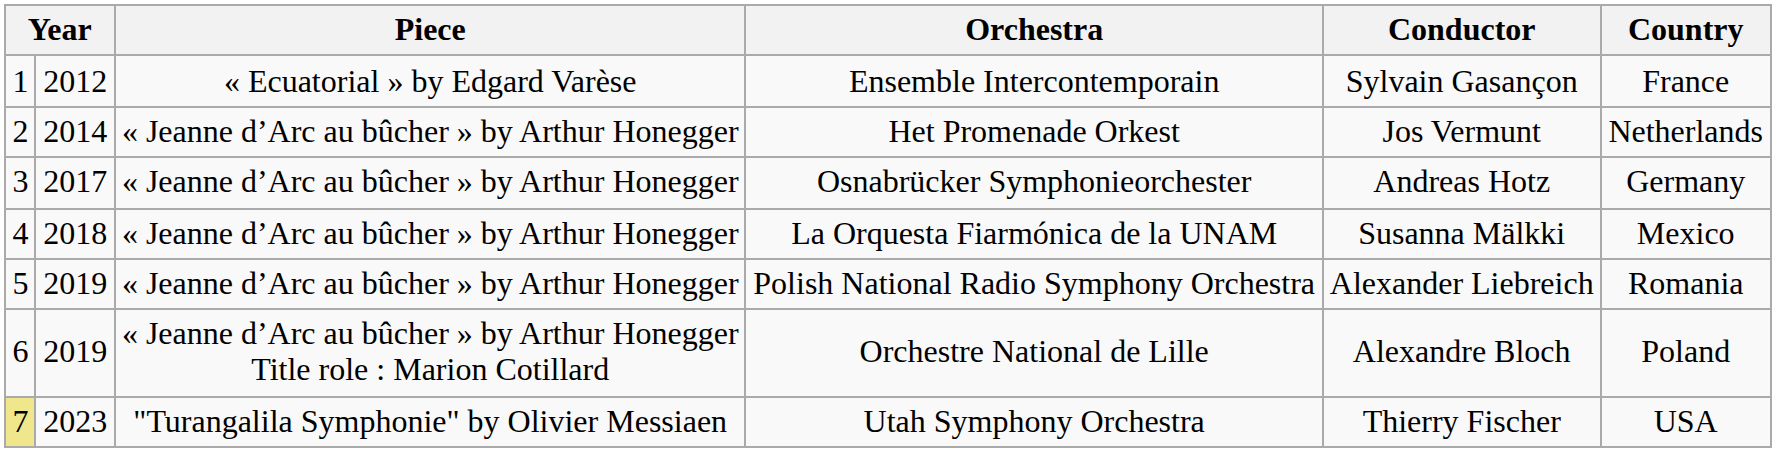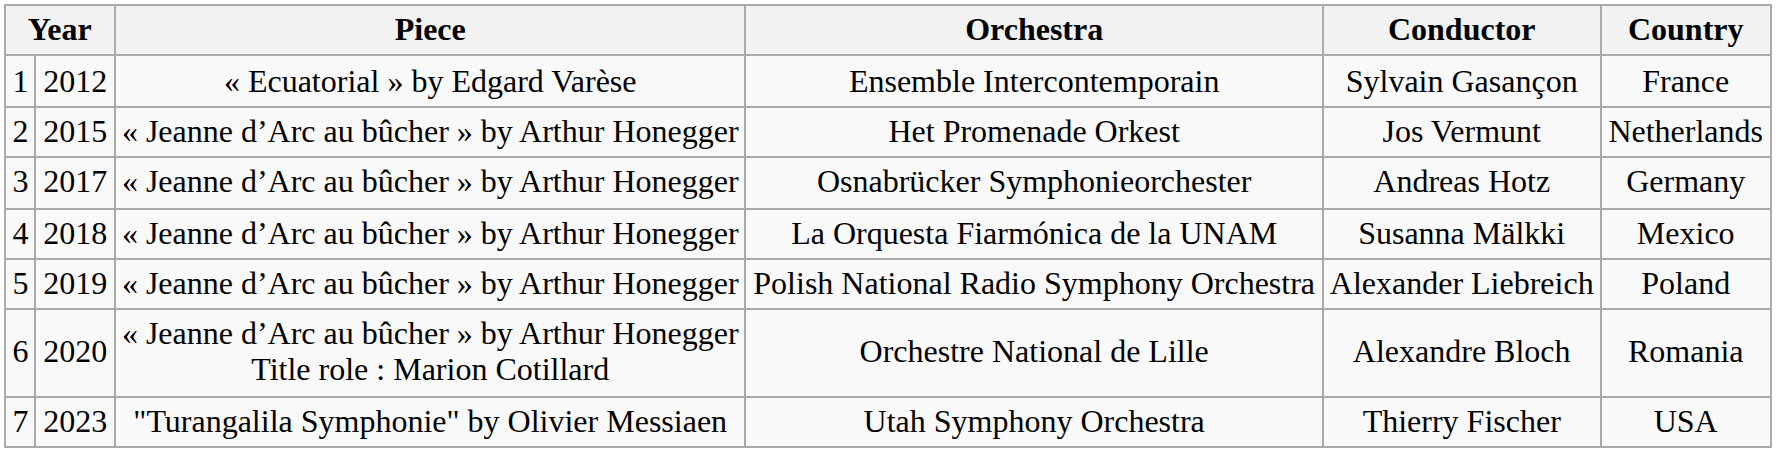(75, 131) 2014 -> (75, 131) 2015
(1686, 283) Romania -> (1686, 283) Poland
(75, 352) 2019 -> (75, 352) 2020
(1686, 352) Poland -> (1686, 352) Romania
(20, 421) khaki background -> (20, 421) no background
